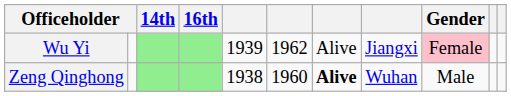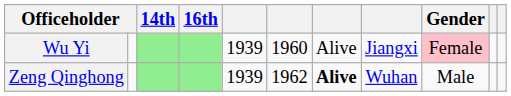(289, 47) 1962 -> (289, 47) 1960
(245, 76) 1938 -> (245, 76) 1939
(289, 76) 1960 -> (289, 76) 1962
